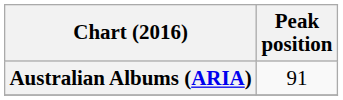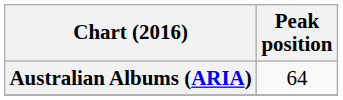(297, 77) 91 -> (297, 77) 64
